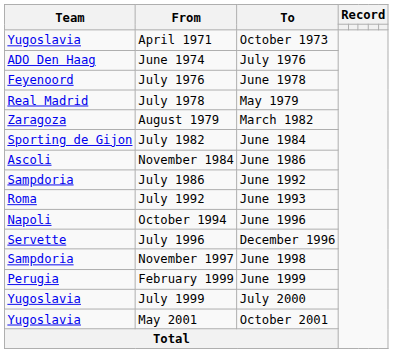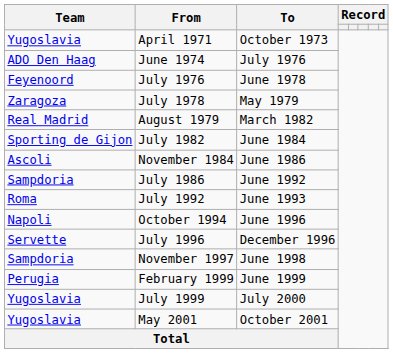(48, 100) Real Madrid -> (37, 100) Zaragoza
(37, 120) Zaragoza -> (48, 120) Real Madrid
